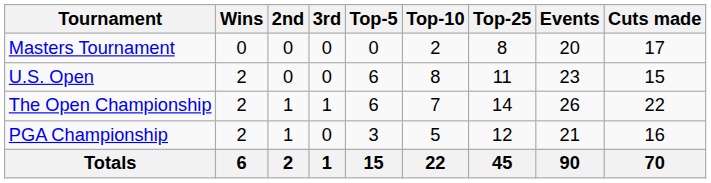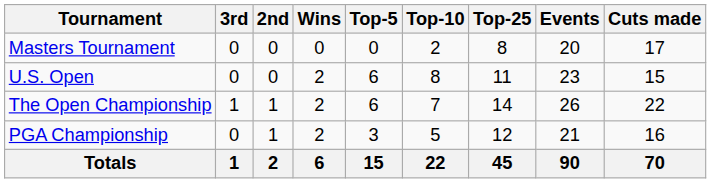columns swapped: (242, 18) <-> (327, 18)
